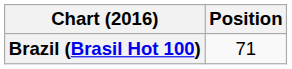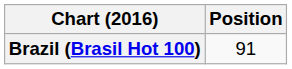(246, 48) 71 -> (246, 48) 91
